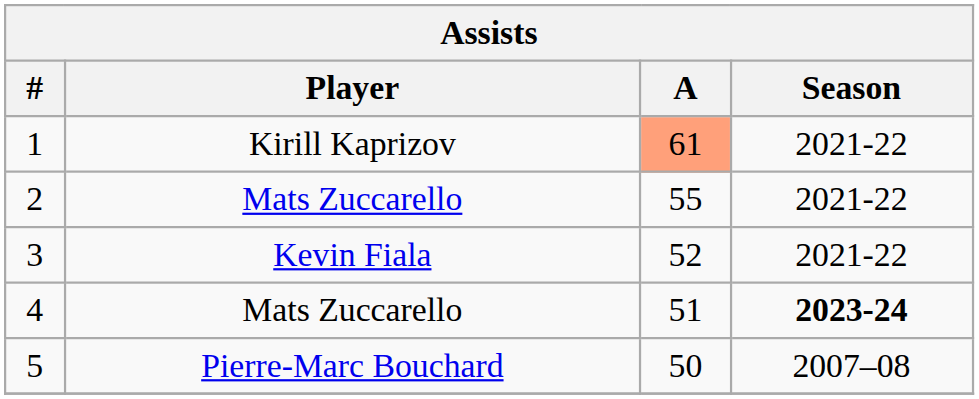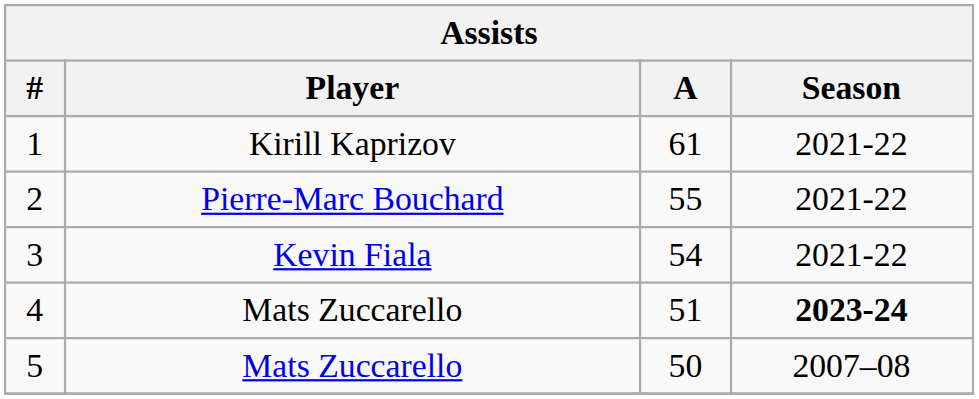(685, 143) lightsalmon background -> (685, 143) no background
(352, 199) Mats Zuccarello -> (352, 199) Pierre-Marc Bouchard
(685, 255) 52 -> (685, 255) 54
(352, 366) Pierre-Marc Bouchard -> (352, 366) Mats Zuccarello
